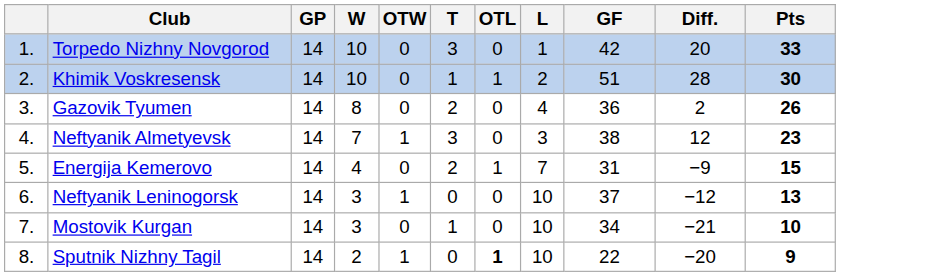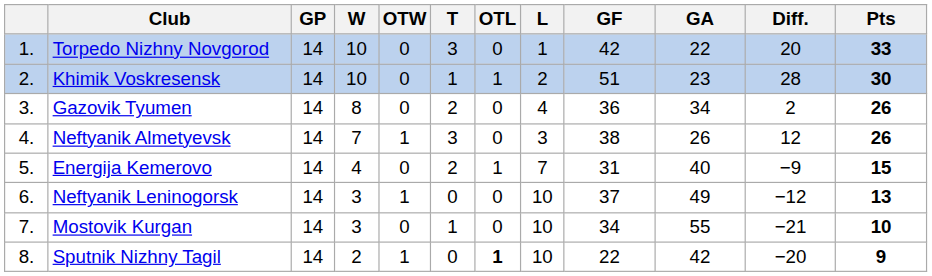+ column: (700, 19)
(791, 138) 23 -> (881, 138) 26
